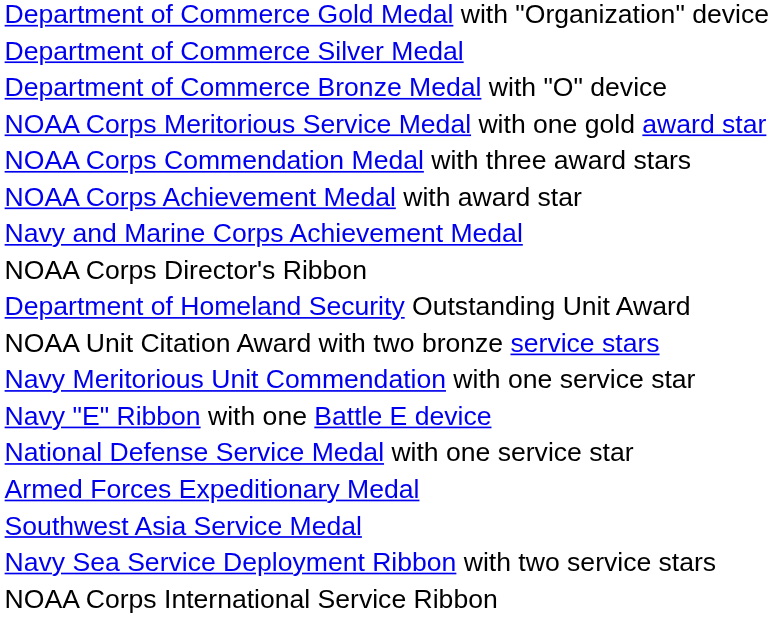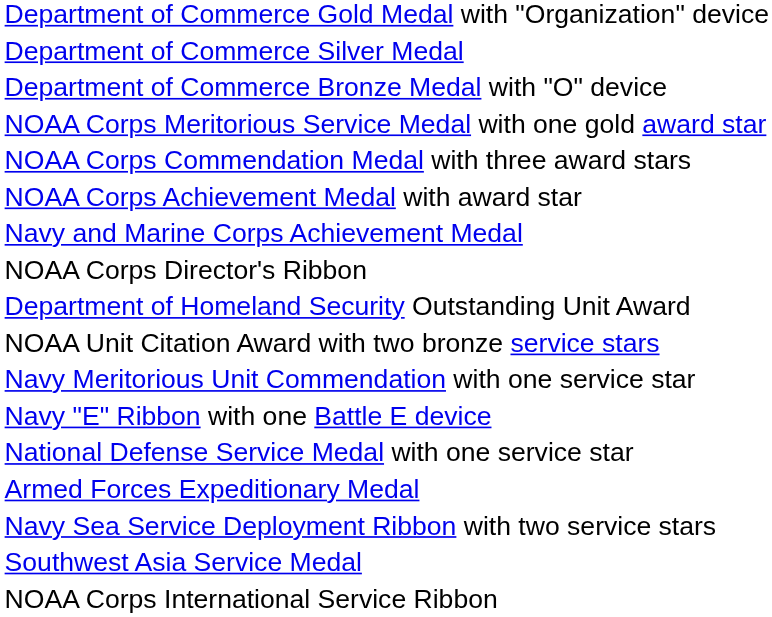rows swapped: (183, 525) <-> (360, 562)
